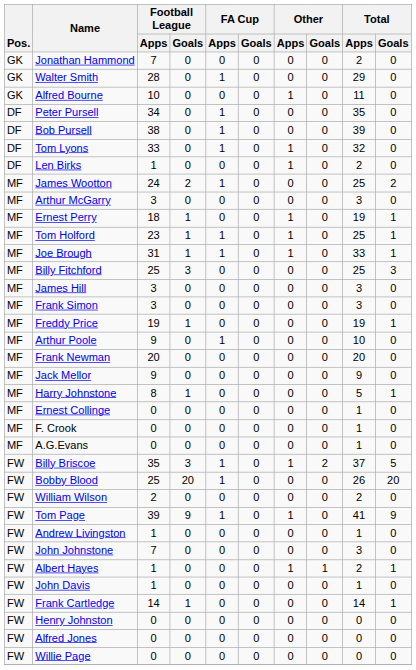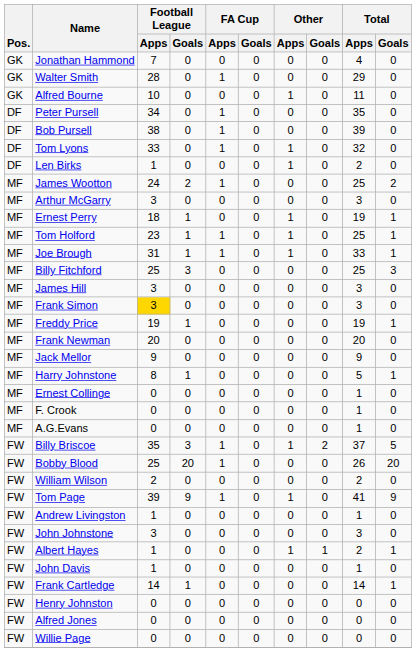(359, 60) 2 -> (359, 60) 4
(154, 305) no background -> (154, 305) gold background
- row: (66, 340)
(154, 550) 7 -> (154, 533) 3
